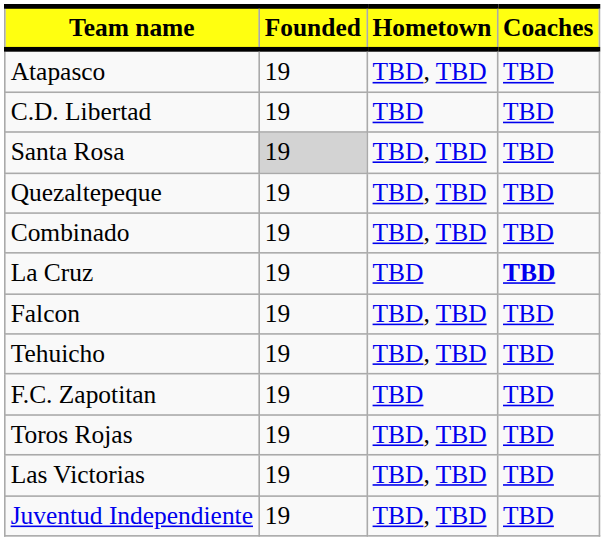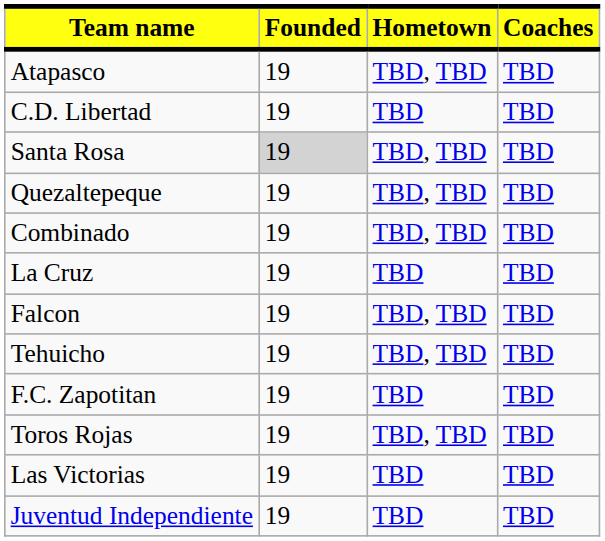(529, 273) bold -> (528, 273) normal
(430, 474) TBD, TBD -> (398, 474) TBD
(430, 515) TBD, TBD -> (398, 515) TBD
